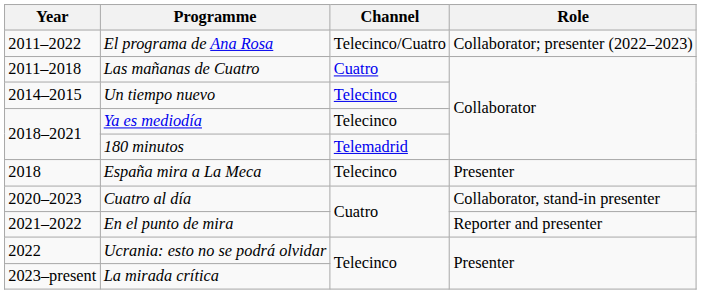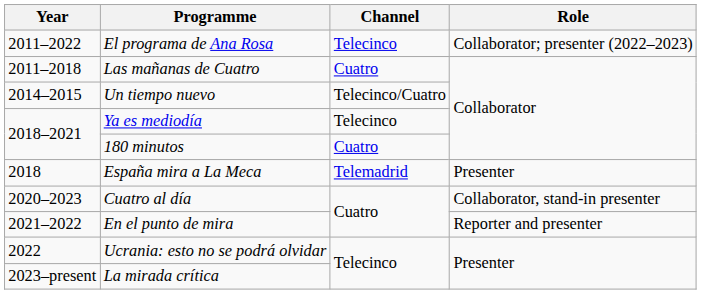(390, 43) Telecinco/Cuatro -> (365, 43) Telecinco
(365, 95) Telecinco -> (390, 95) Telecinco/Cuatro
(371, 146) Telemadrid -> (356, 146) Cuatro
(365, 172) Telecinco -> (371, 172) Telemadrid
